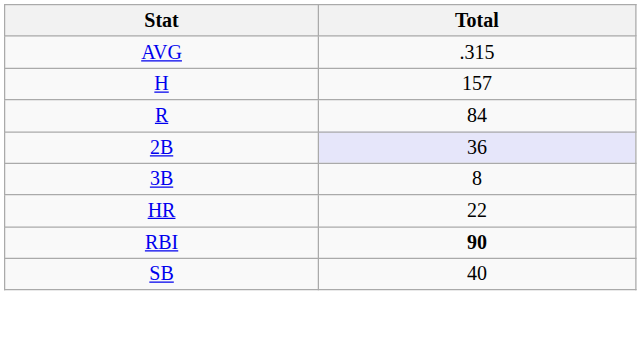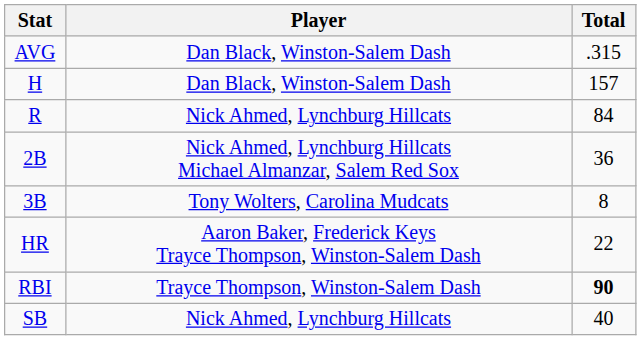+ column: (319, 20)
(477, 147) lavender background -> (604, 158) no background
